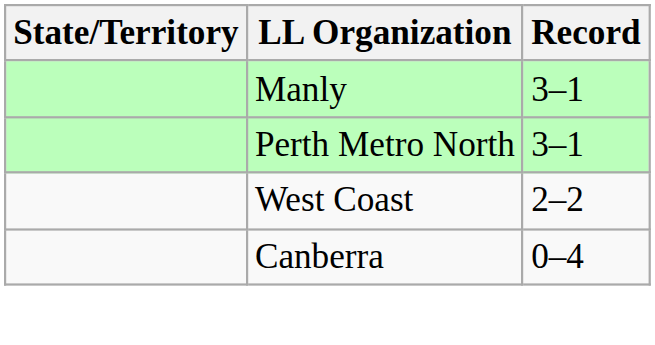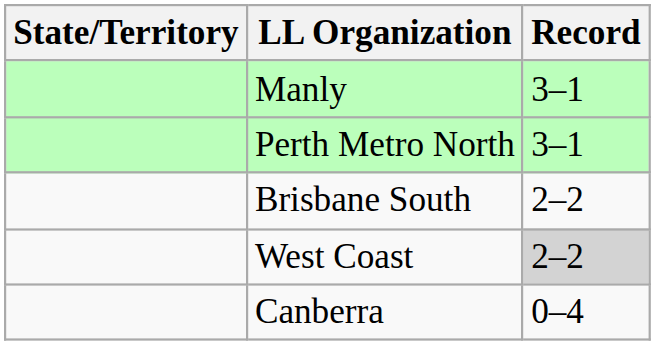+ row: (363, 199)
(558, 199) no background -> (558, 255) lightgrey background
